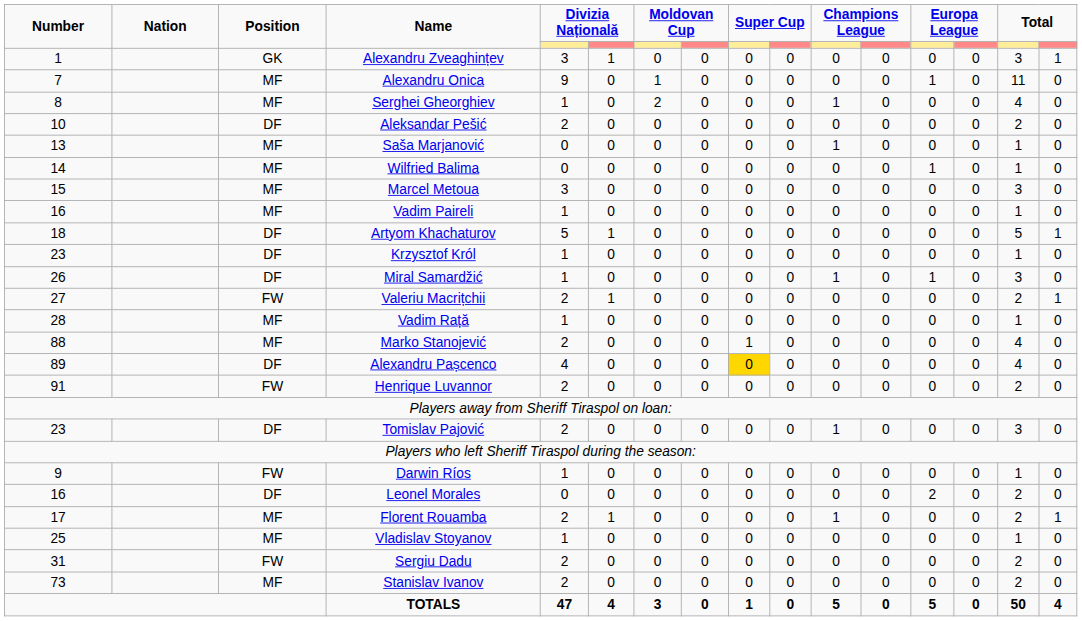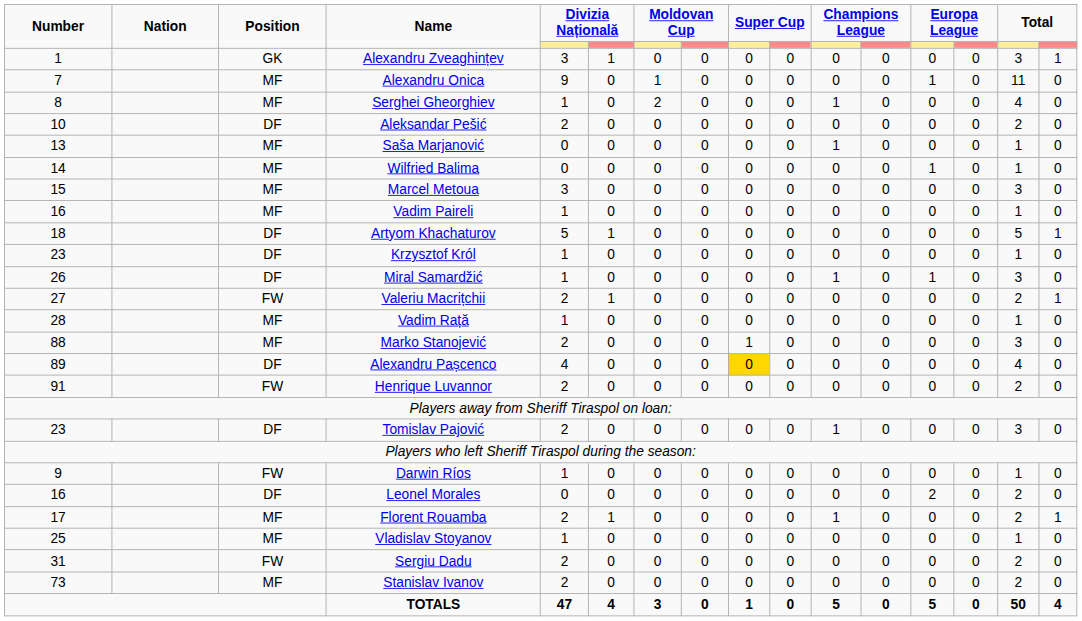(1018, 342) 4 -> (1018, 342) 3
